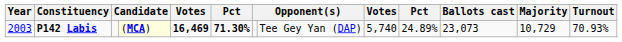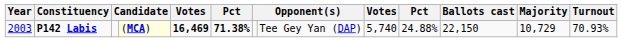(232, 29) 71.30% -> (232, 29) 71.38%
(420, 29) 24.89% -> (420, 29) 24.88%
(460, 29) 23,073 -> (460, 29) 22,150
